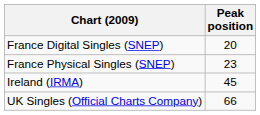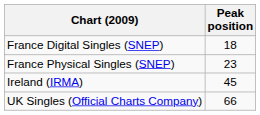(230, 45) 20 -> (230, 45) 18
